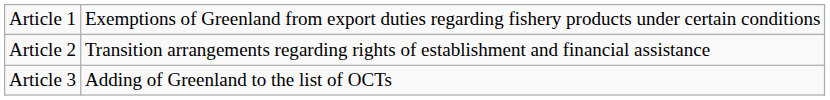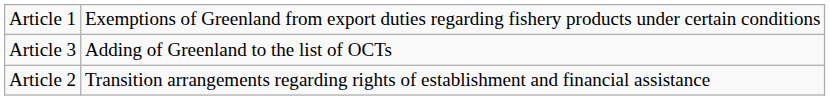rows swapped: (43, 49) <-> (43, 79)
